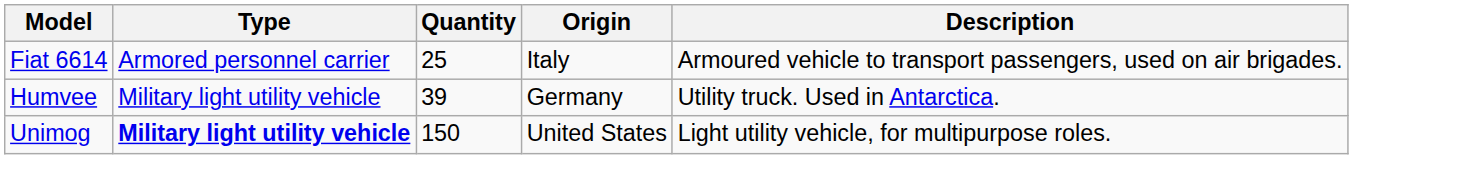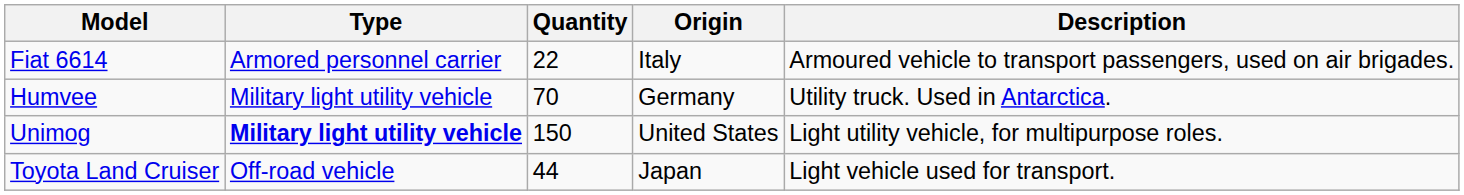(434, 60) 25 -> (546, 60) 22
(434, 97) 39 -> (546, 97) 70
+ row: (115, 171)
